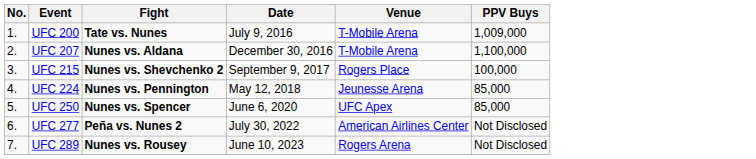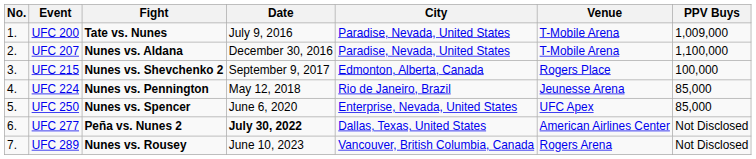+ column: (436, 13)
(264, 126) normal -> (265, 126) bold
